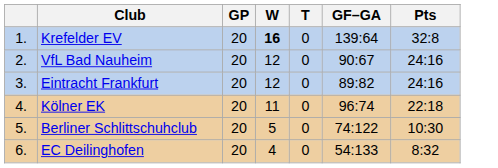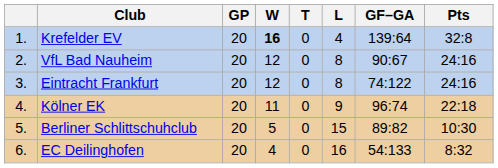+ column: (339, 15)
(356, 83) 89:82 -> (390, 83) 74:122
(356, 128) 74:122 -> (390, 128) 89:82
